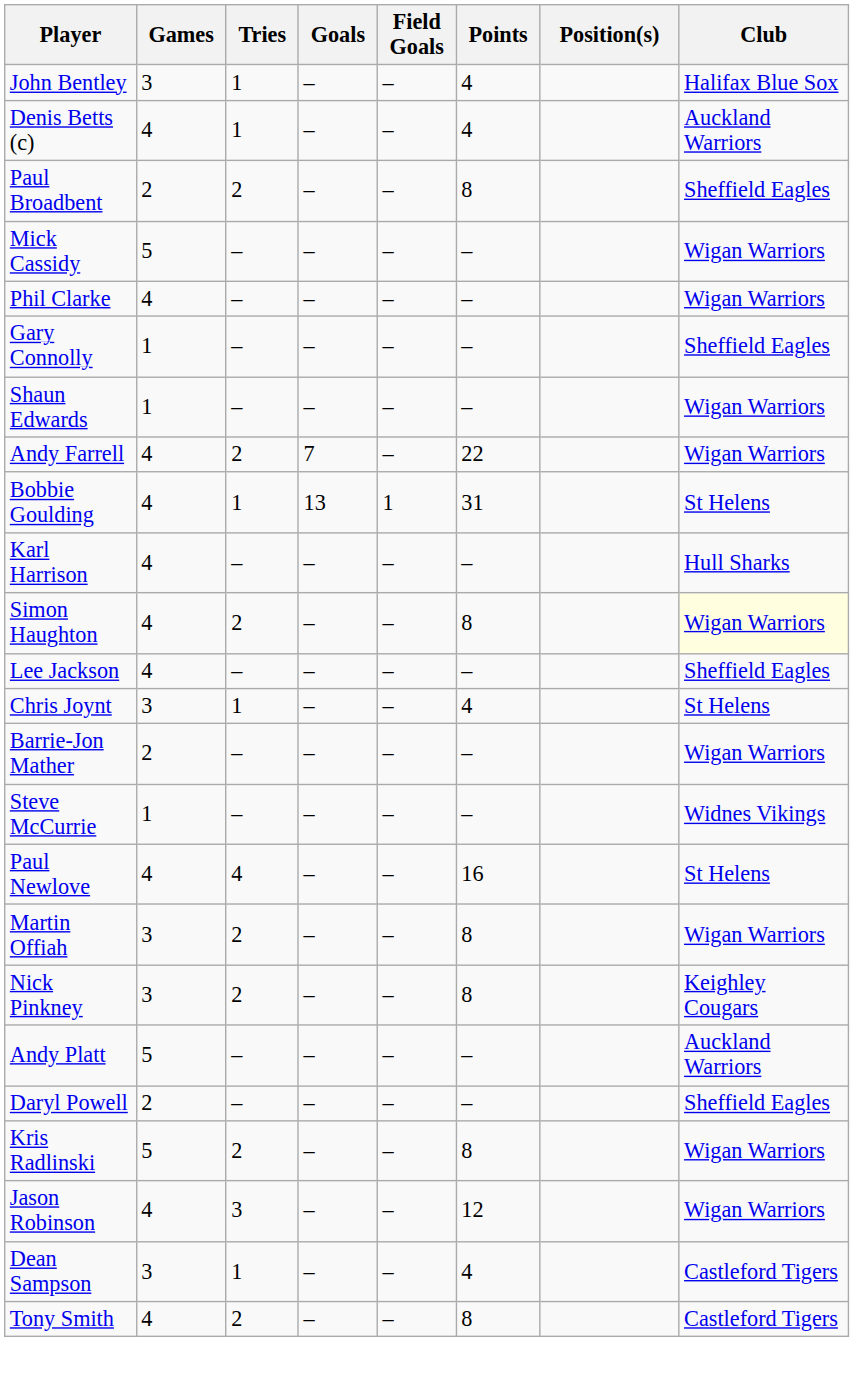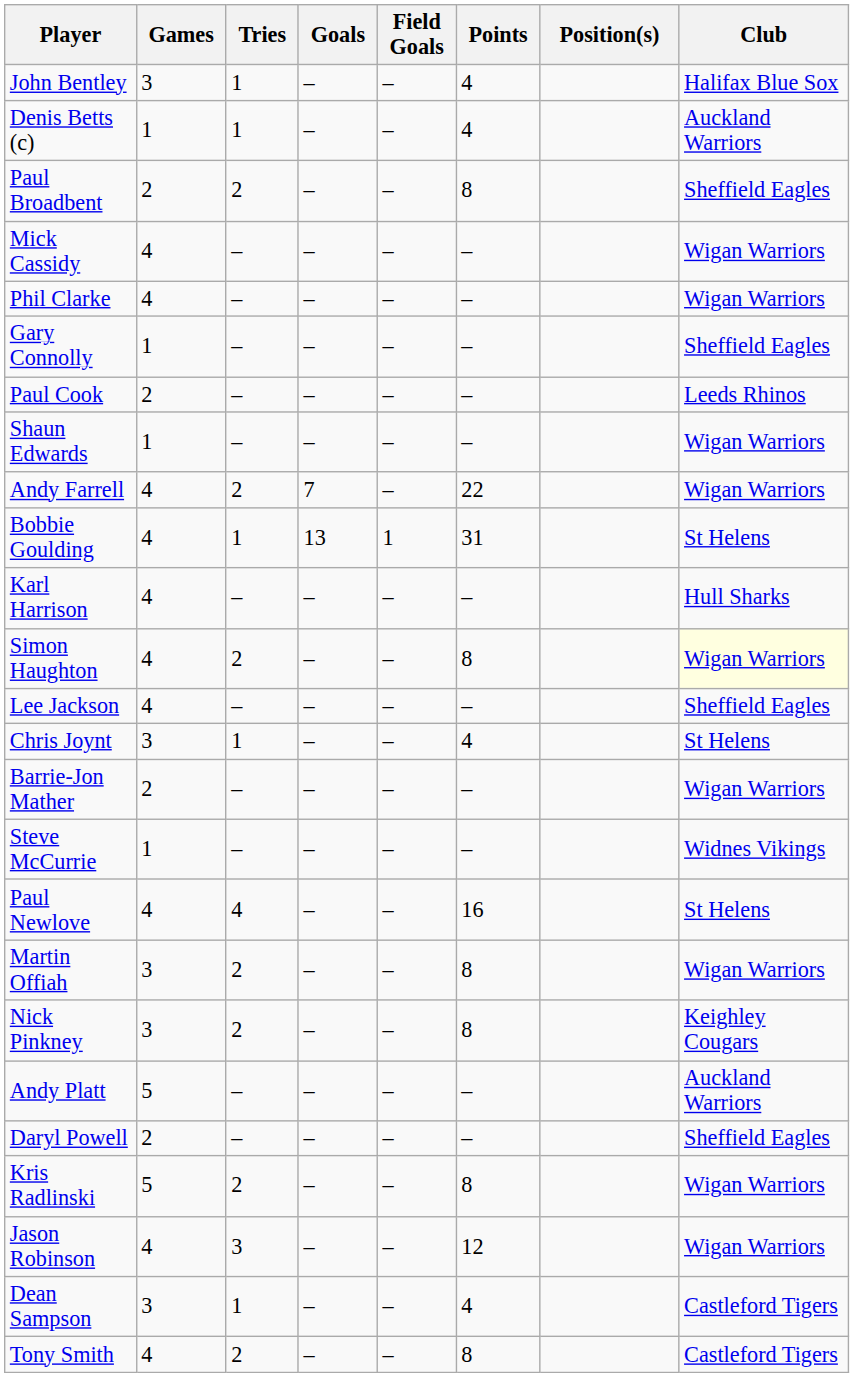(147, 130) 4 -> (147, 130) 1
(147, 250) 5 -> (147, 250) 4
+ row: (56, 394)
